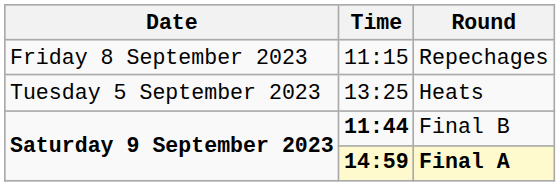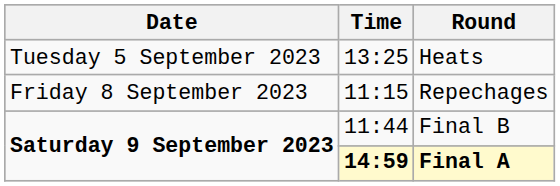rows swapped: (451, 93) <-> (484, 58)
(376, 128) bold -> (376, 128) normal
